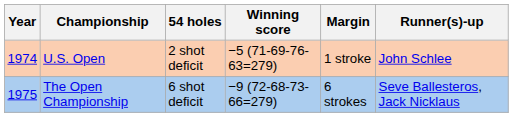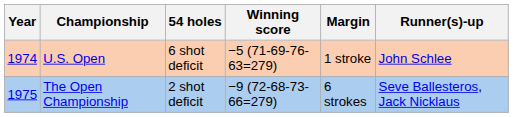(186, 58) 2 shot deficit -> (186, 58) 6 shot deficit
(186, 94) 6 shot deficit -> (186, 94) 2 shot deficit
